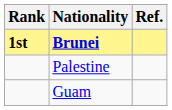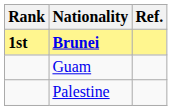rows swapped: (72, 92) <-> (81, 67)
